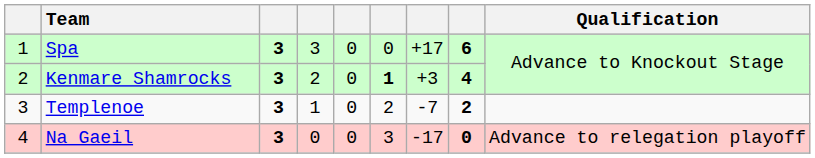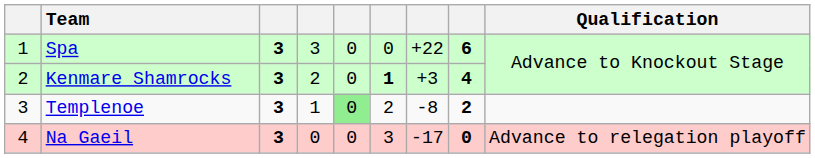(427, 49) +17 -> (427, 49) +22
(352, 109) no background -> (352, 109) lightgreen background
(427, 109) -7 -> (427, 109) -8
